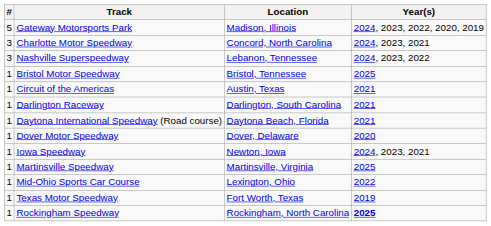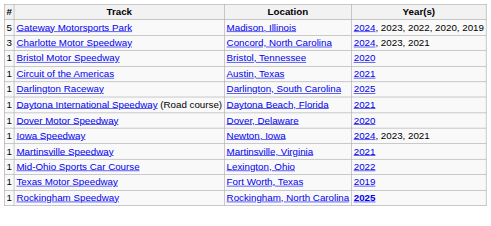- row: (73, 58)
(365, 74) 2025 -> (365, 58) 2020
(365, 105) 2021 -> (365, 89) 2025
(365, 167) 2025 -> (365, 151) 2021
